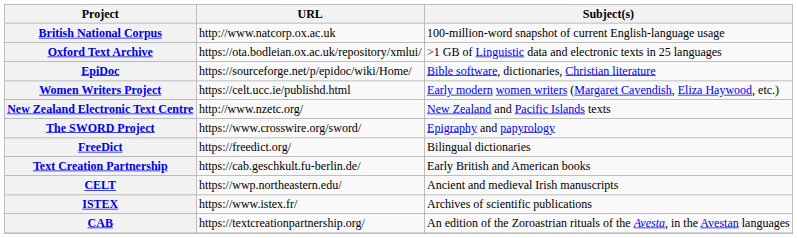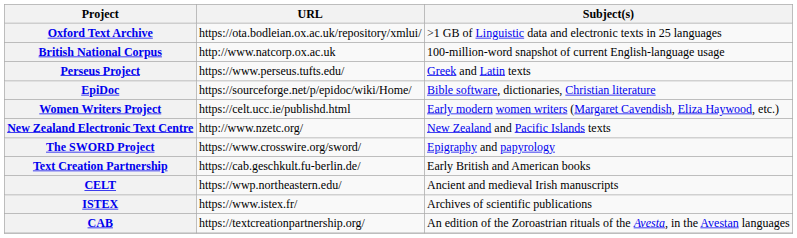rows swapped: (100, 33) <-> (100, 52)
+ row: (100, 71)
- row: (100, 147)
